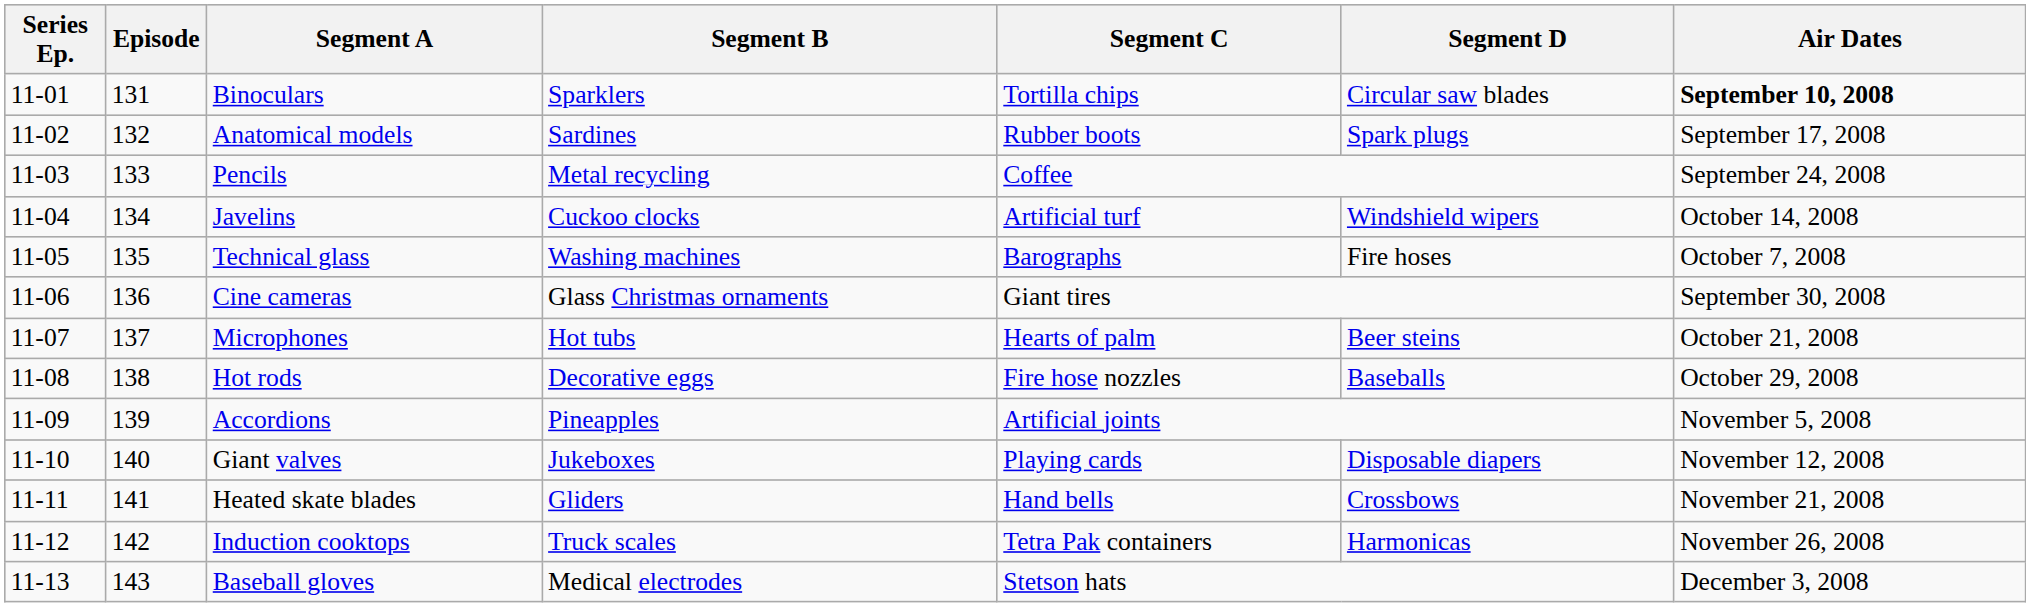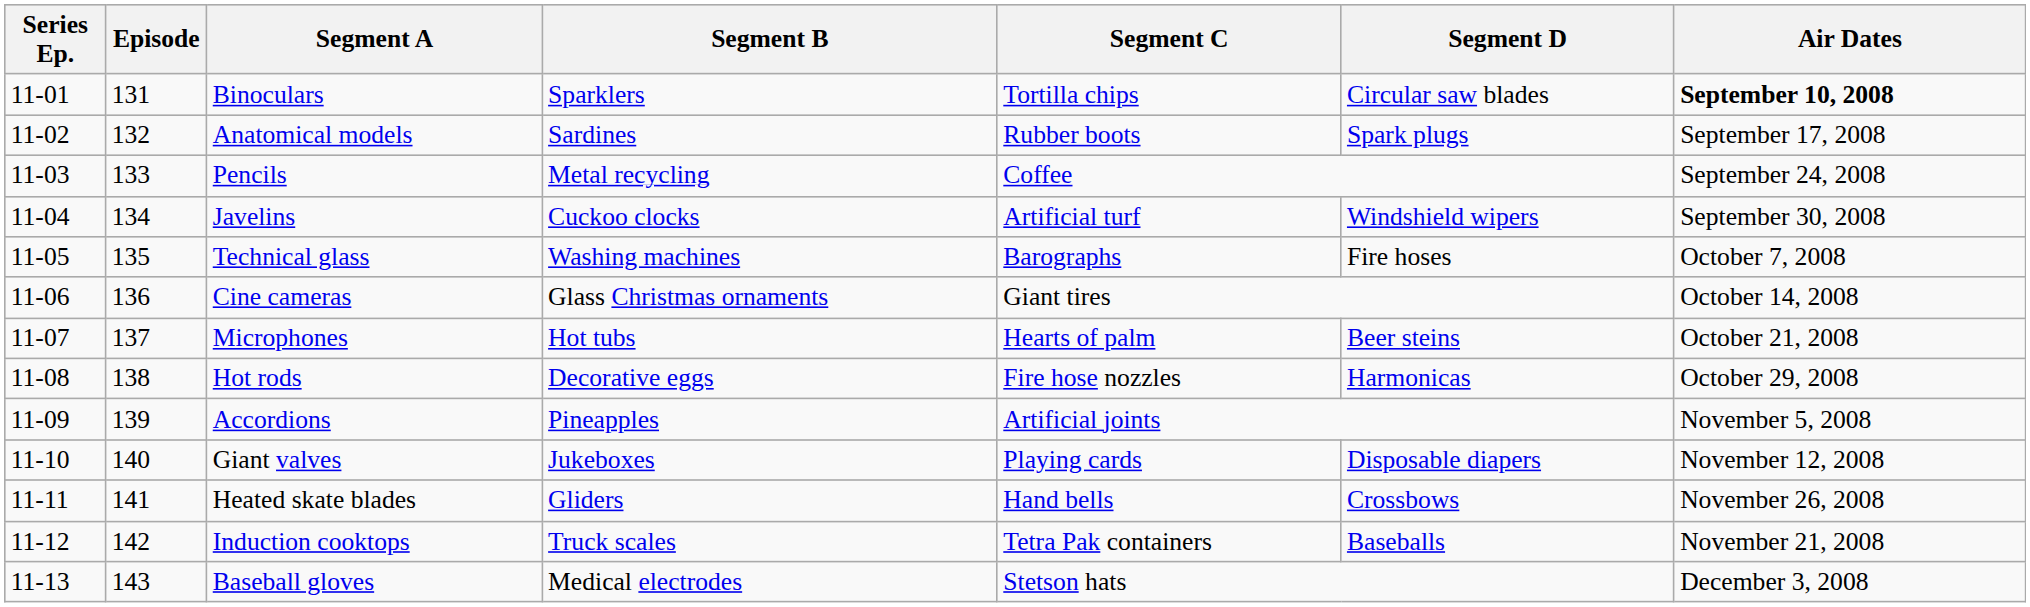(1769, 216) October 14, 2008 -> (1783, 216) September 30, 2008
(1783, 297) September 30, 2008 -> (1769, 297) October 14, 2008
(1396, 378) Baseballs -> (1409, 378) Harmonicas
(1782, 500) November 21, 2008 -> (1782, 500) November 26, 2008
(1409, 540) Harmonicas -> (1396, 540) Baseballs
(1782, 540) November 26, 2008 -> (1782, 540) November 21, 2008
